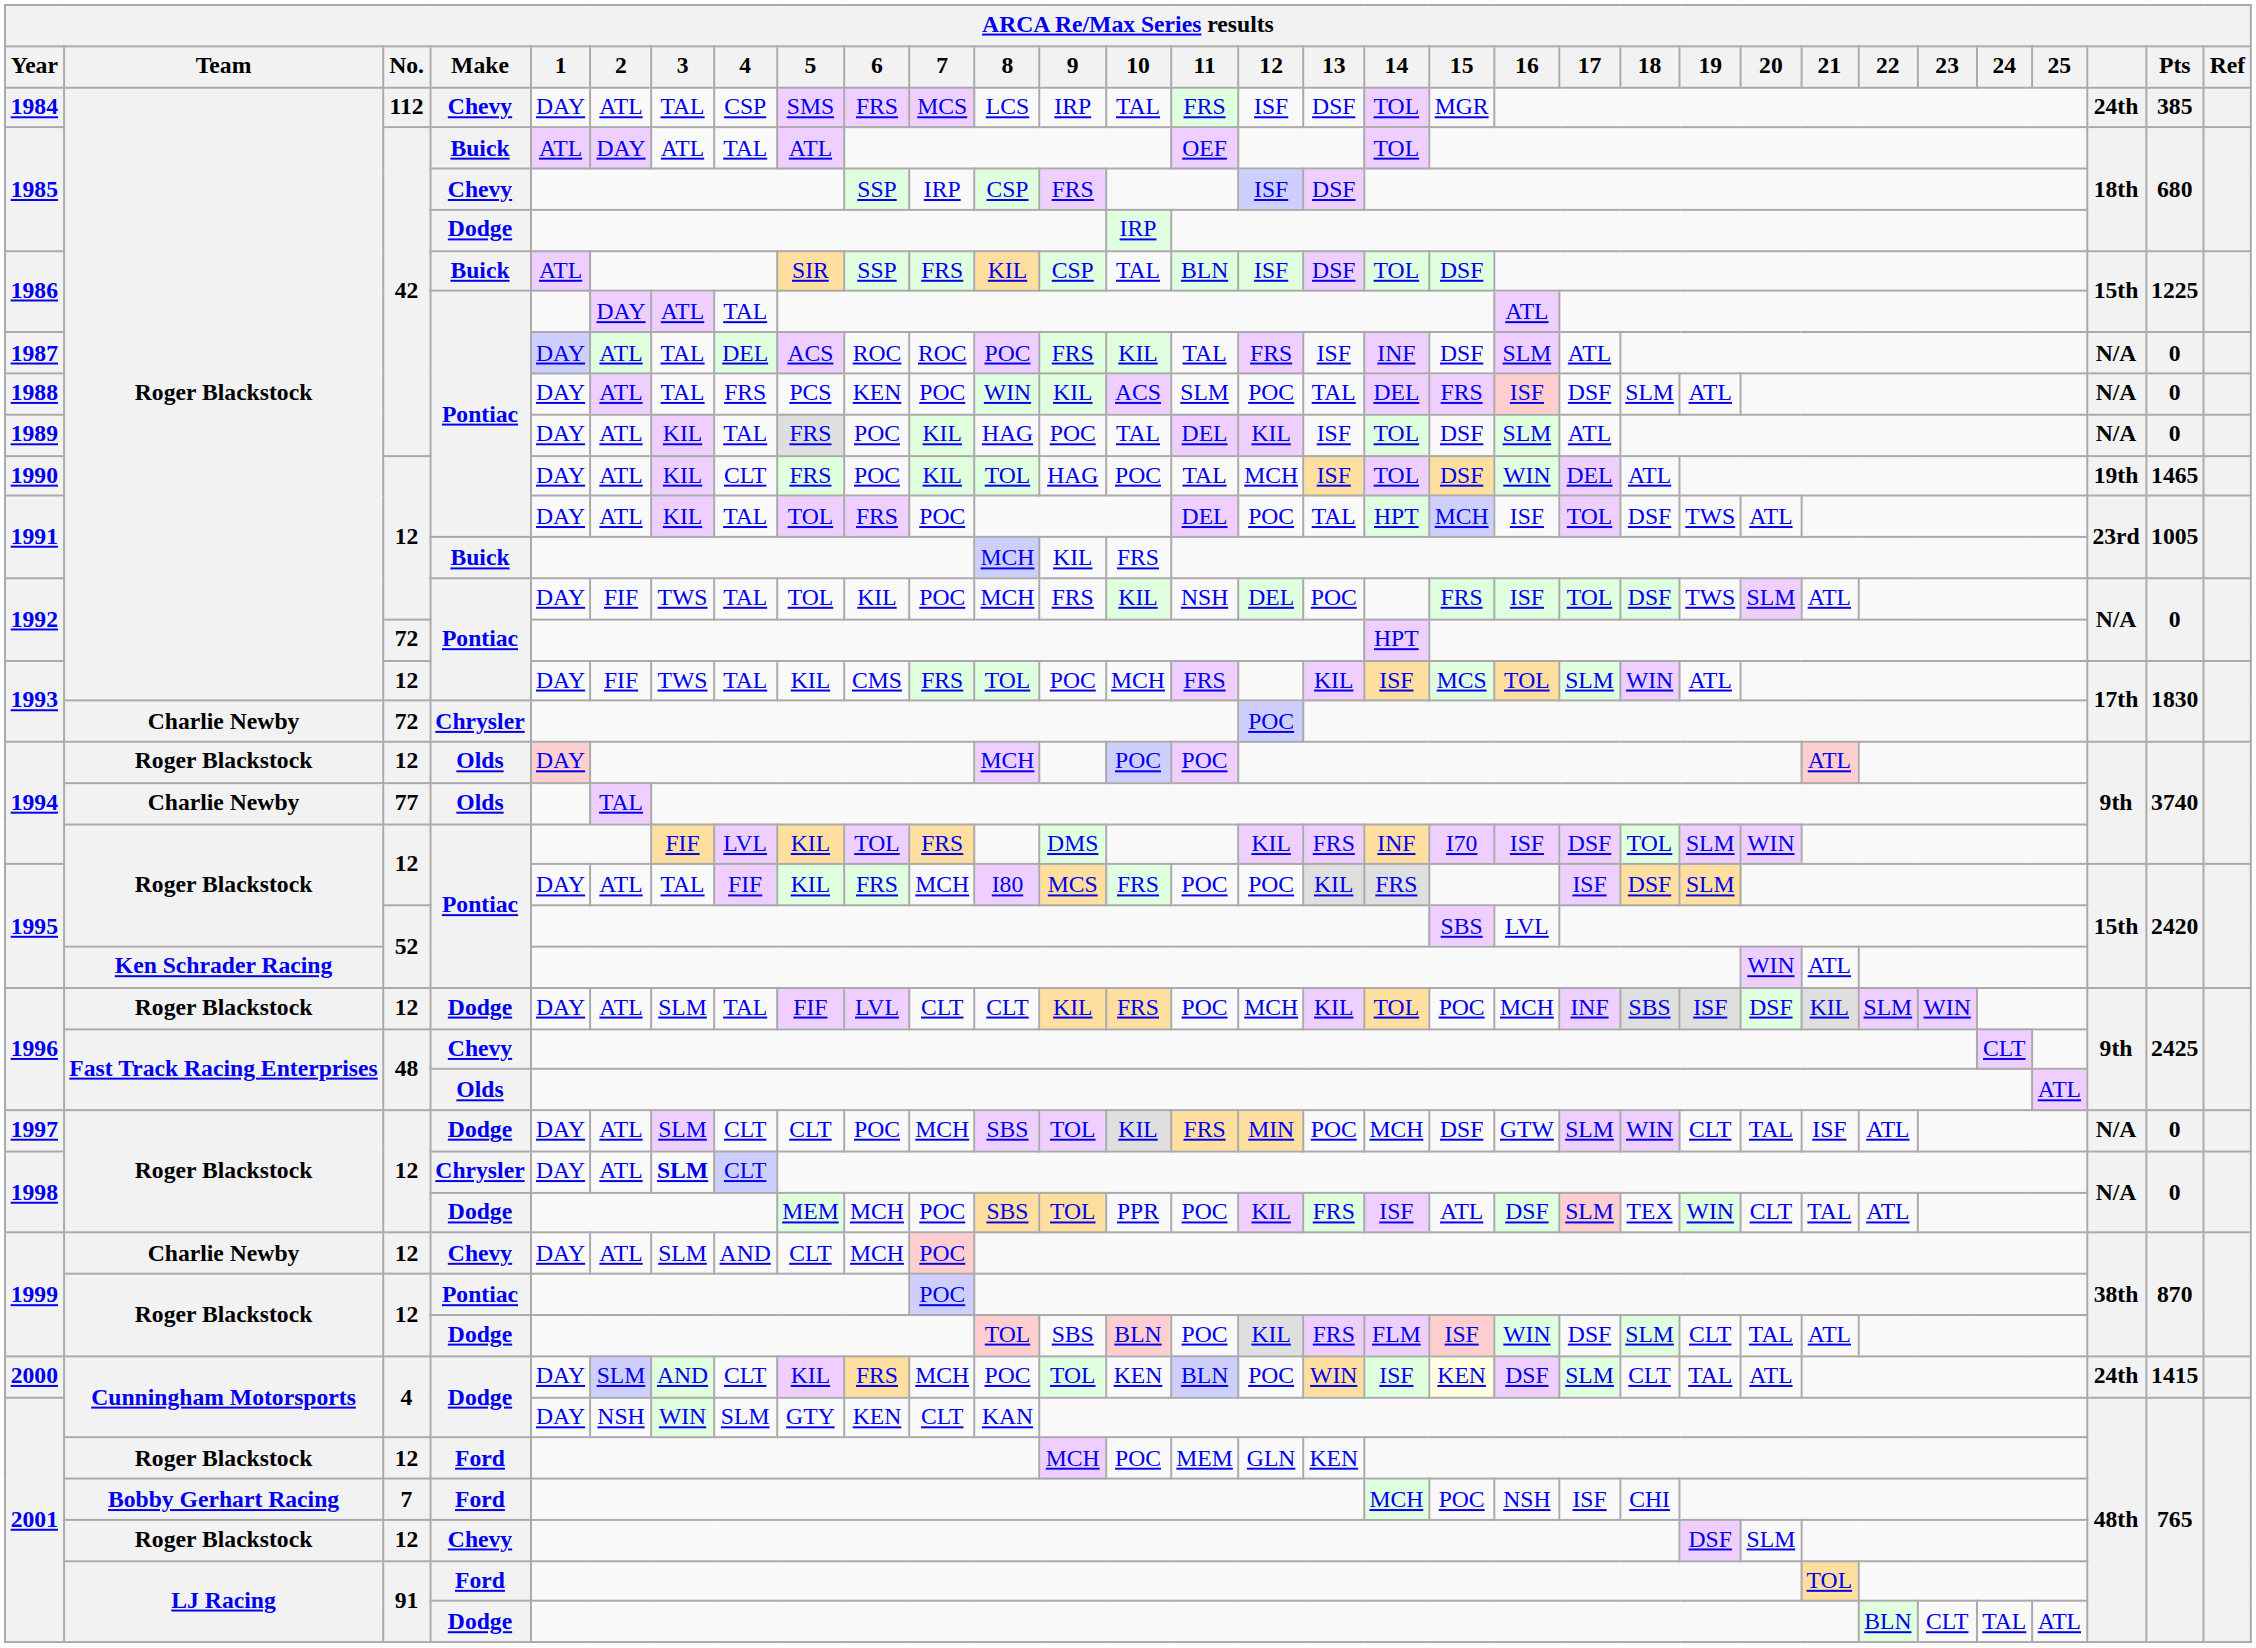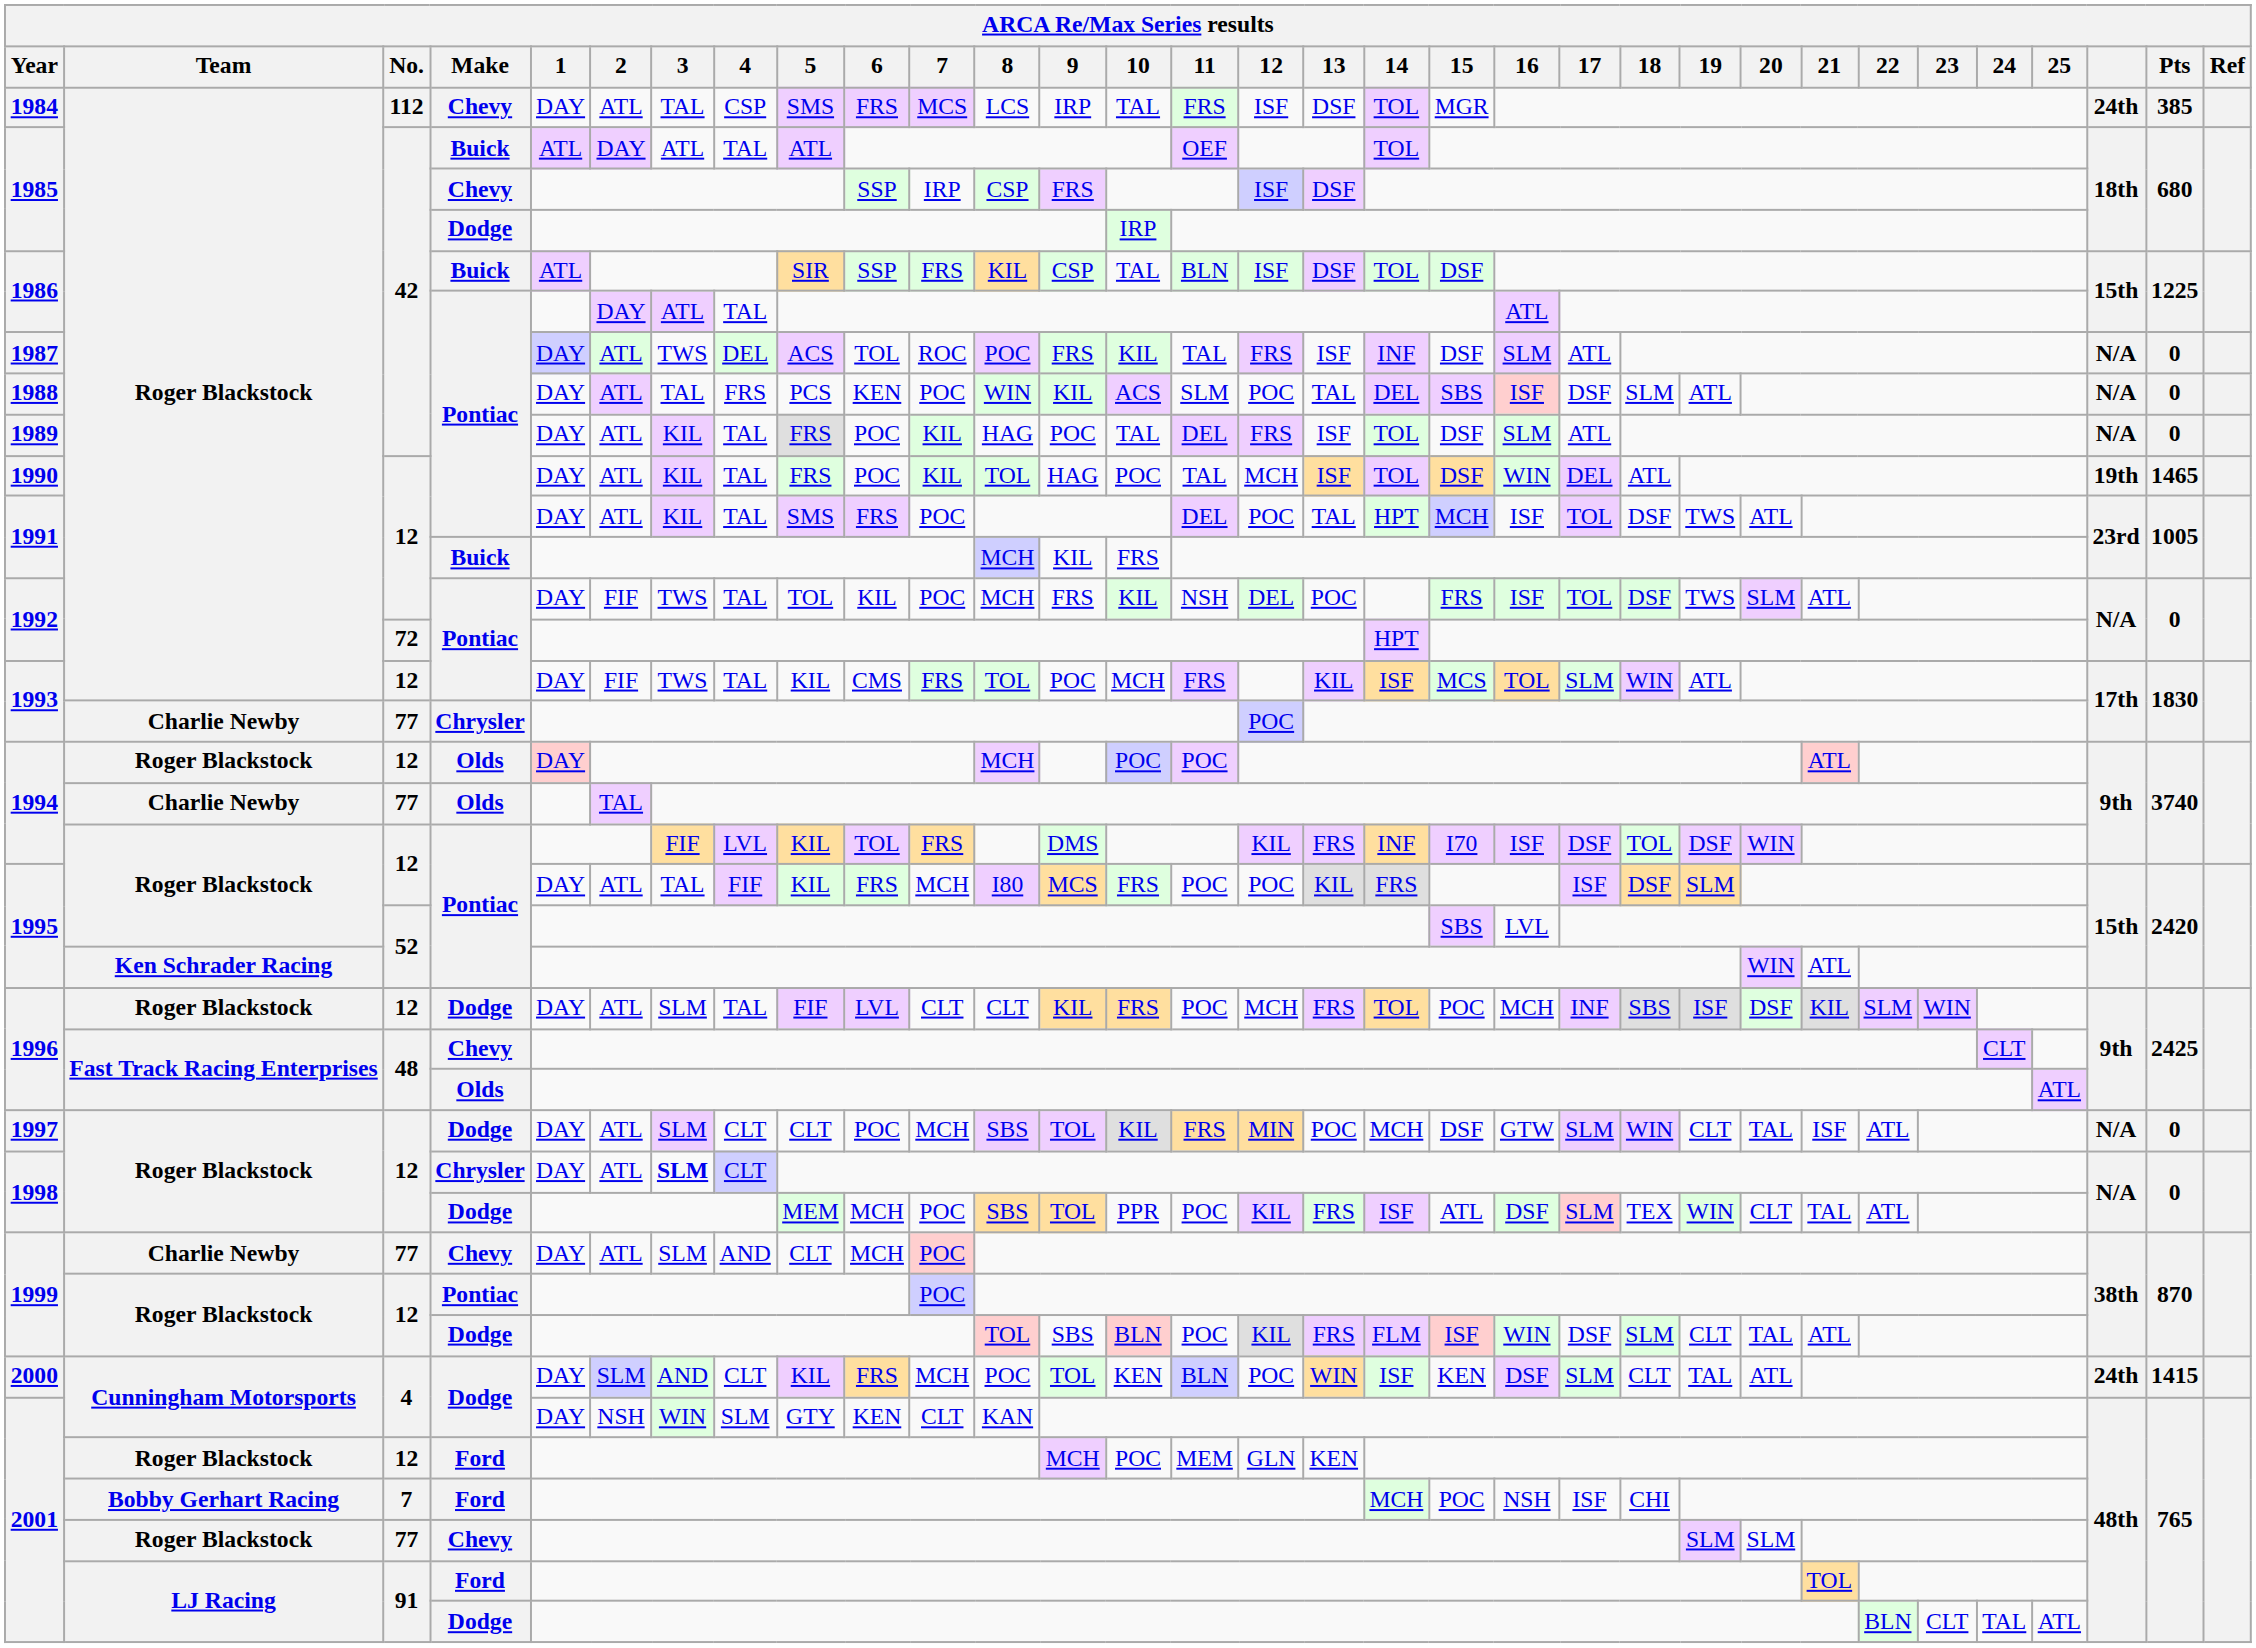(683, 352) TAL -> (683, 352) TWS
(877, 352) ROC -> (877, 352) TOL
(1462, 393) FRS -> (1462, 393) SBS
(1271, 434) KIL -> (1271, 434) FRS
(745, 475) CLT -> (745, 475) TAL
(810, 516) TOL -> (810, 516) SMS
(407, 720) 72 -> (407, 720) 77
(1710, 843) SLM -> (1710, 843) DSF
(1334, 1007) KIL -> (1334, 1007) FRS
(407, 1253) 12 -> (407, 1253) 77
(1462, 1375) lightyellow background -> (1462, 1375) no background
(407, 1539) 12 -> (407, 1539) 77
(1710, 1539) DSF -> (1710, 1539) SLM
